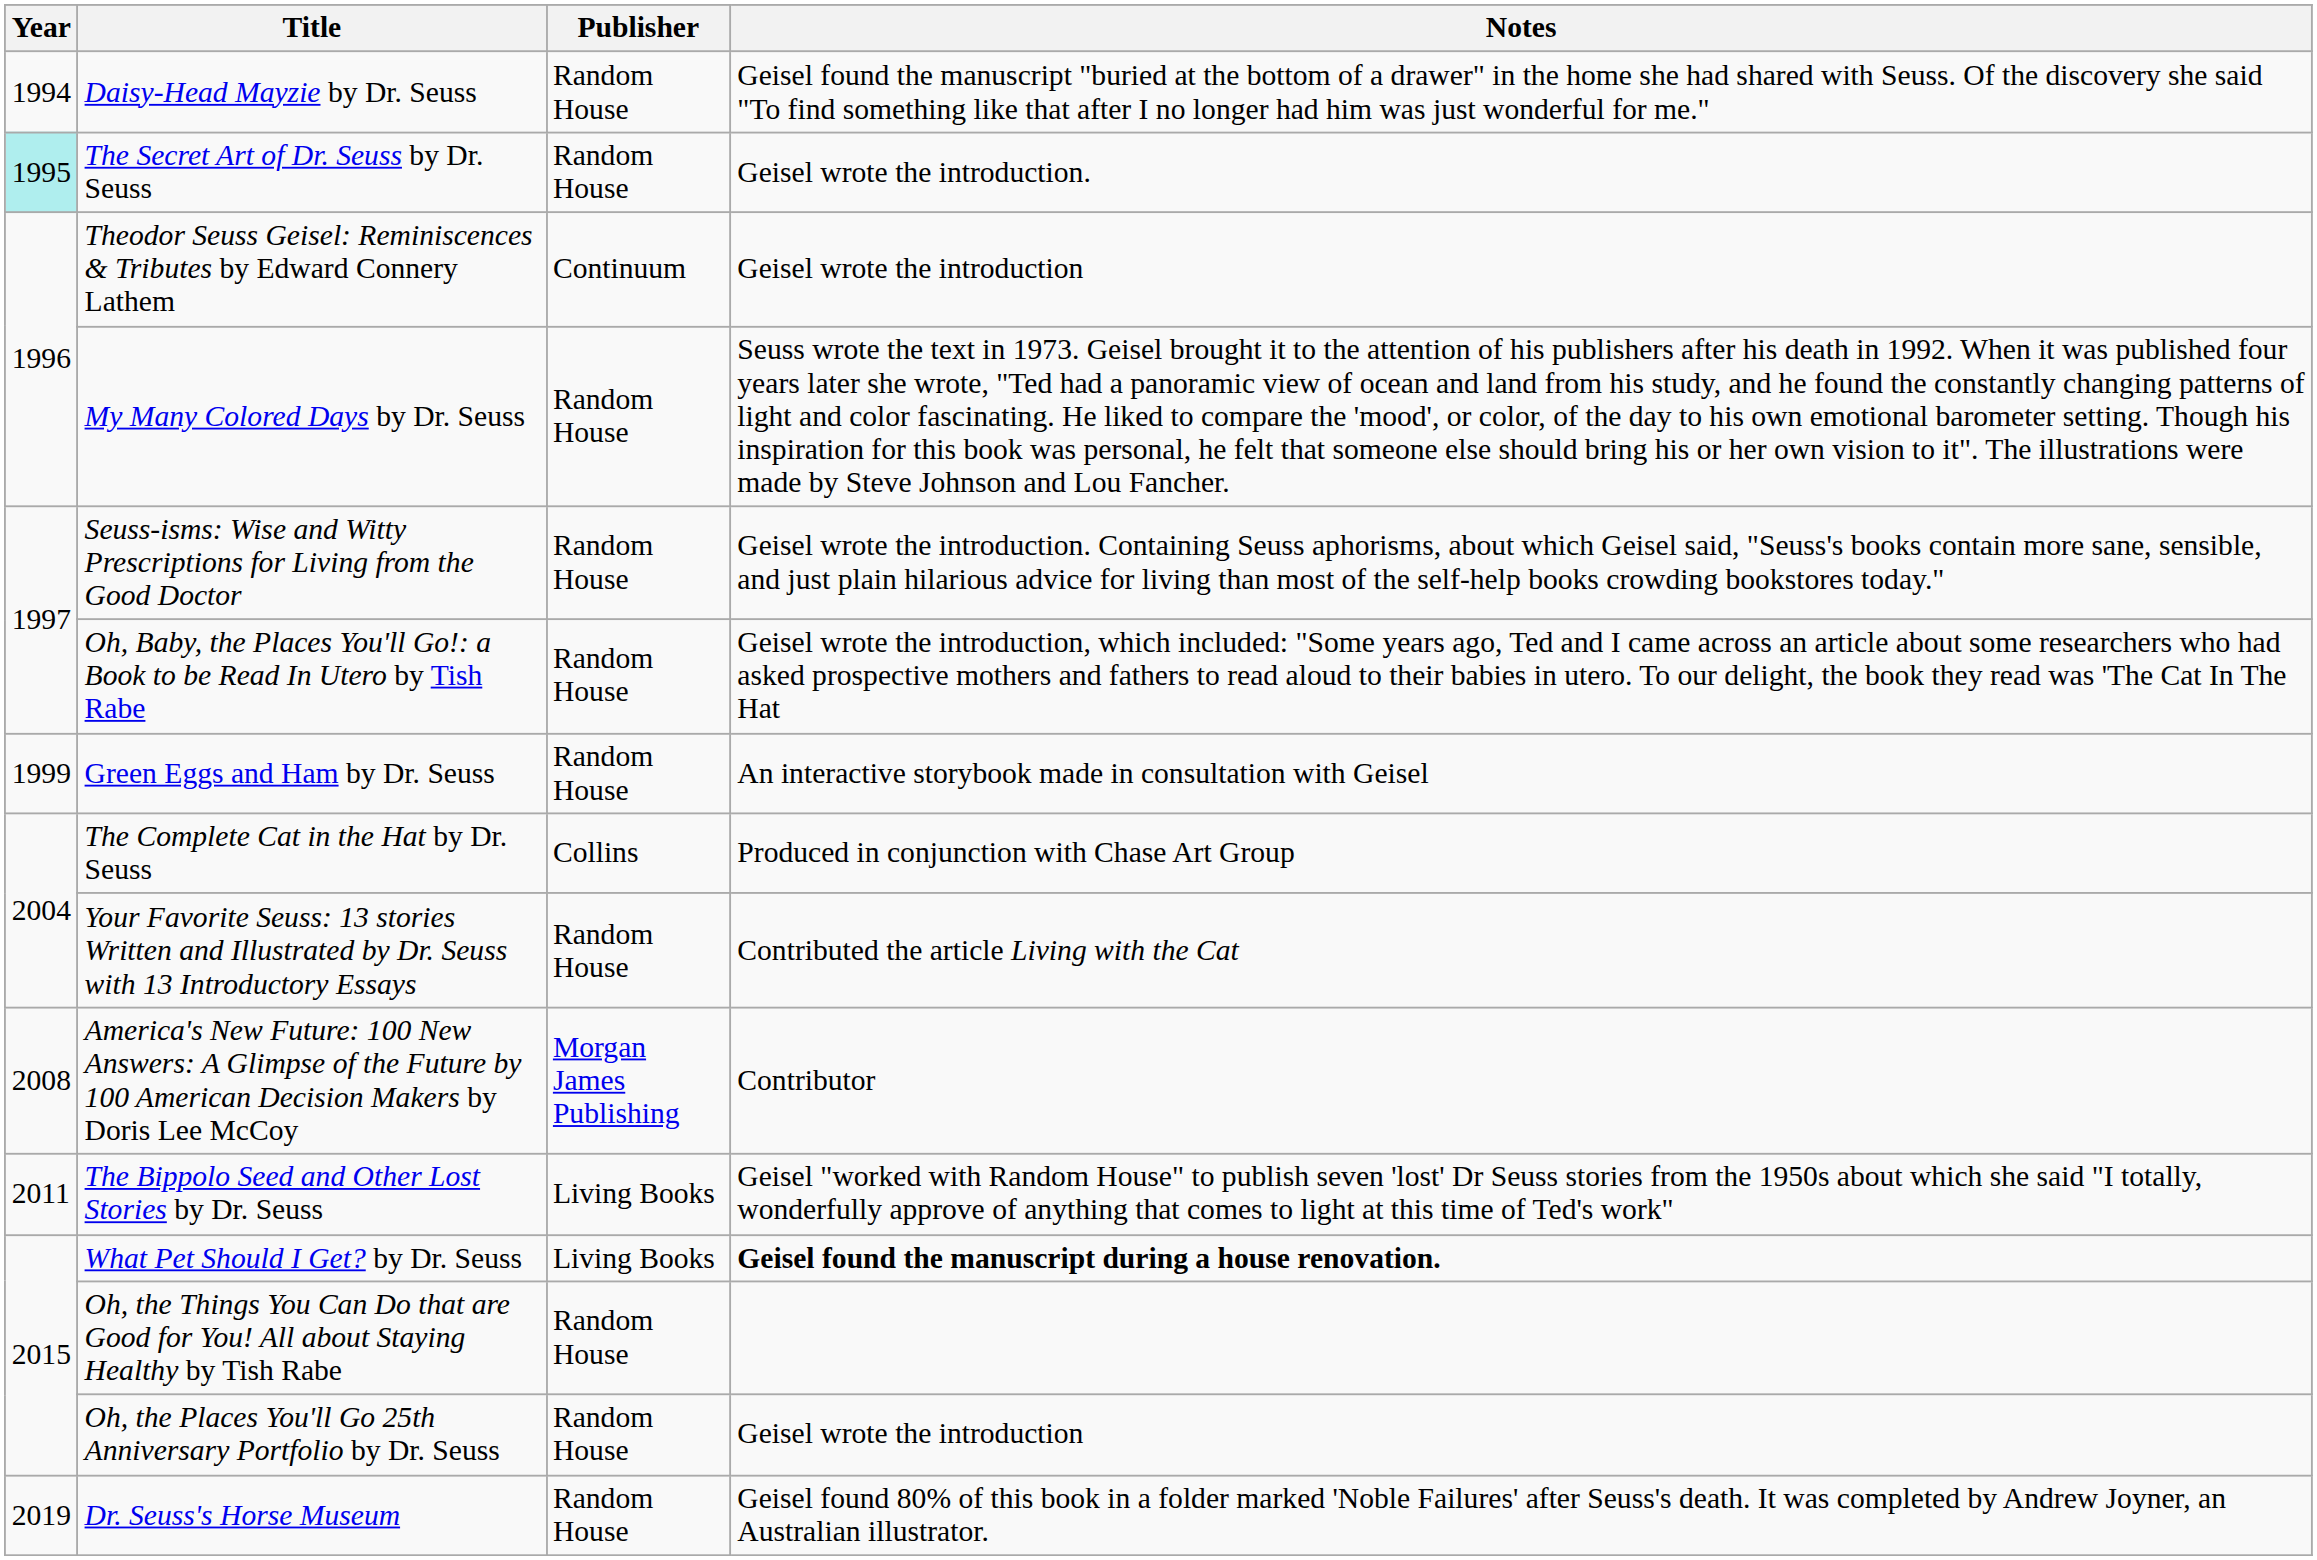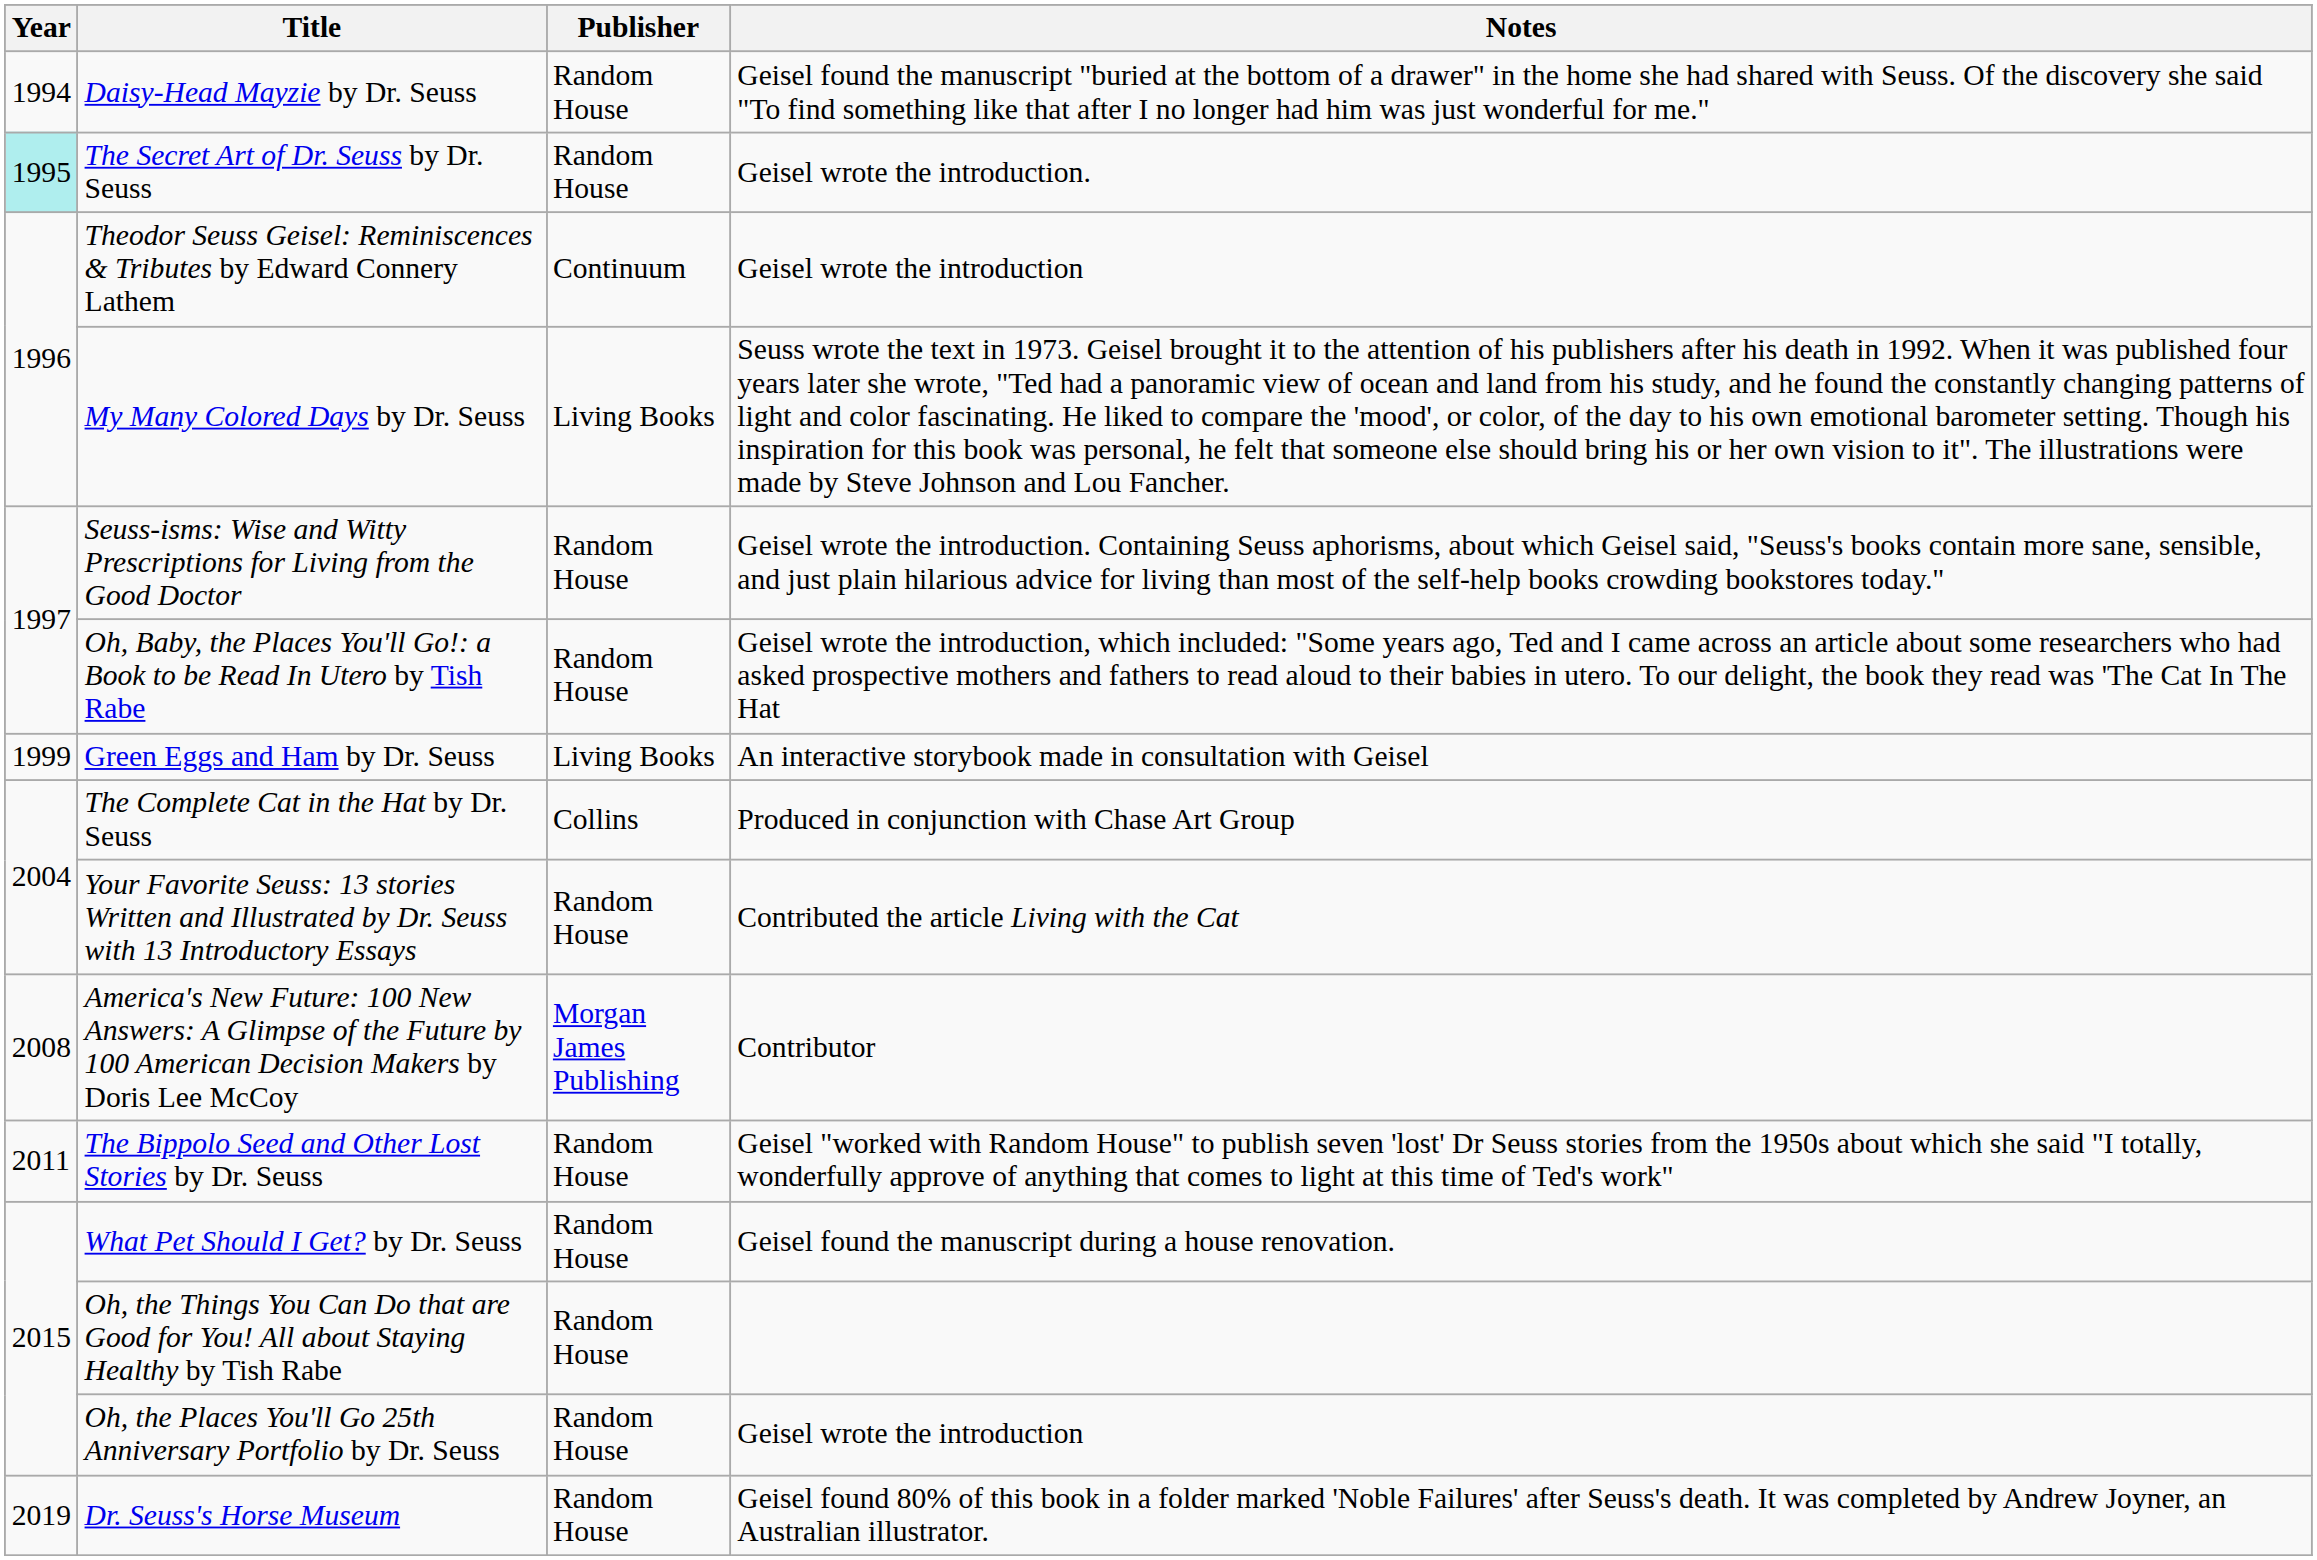(603, 415) Random House -> (634, 415) Living Books
(603, 772) Random House -> (634, 756) Living Books
(634, 1193) Living Books -> (603, 1160) Random House
(634, 1257) Living Books -> (603, 1240) Random House
(1089, 1257) bold -> (1066, 1240) normal
